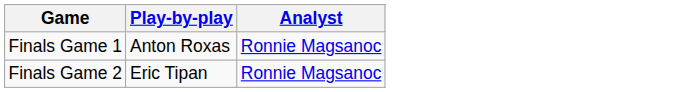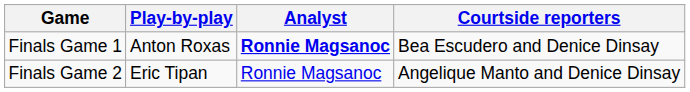+ column: (539, 18)
(311, 45) normal -> (315, 45) bold
